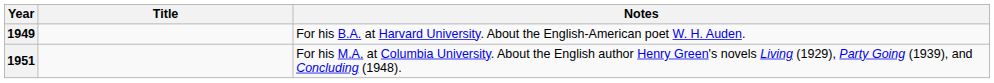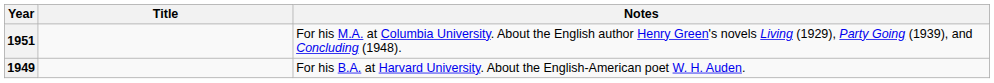rows swapped: (21, 34) <-> (21, 61)
